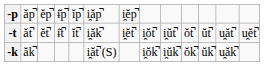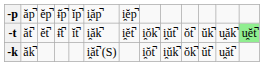(149, 33) i̯ŏt̚ -> (150, 33) i̯ŏk̚
(206, 33) ŭt̚ -> (207, 33) ŭk̚
(226, 33) u̯ăt̚ -> (228, 33) u̯ăk̚
(249, 33) no background -> (249, 33) lightgreen background
(150, 52) i̯ŏk̚ -> (149, 52) i̯ŏt̚
(207, 52) ŭk̚ -> (206, 52) ŭt̚
(228, 52) u̯ăk̚ -> (226, 52) u̯ăt̚
